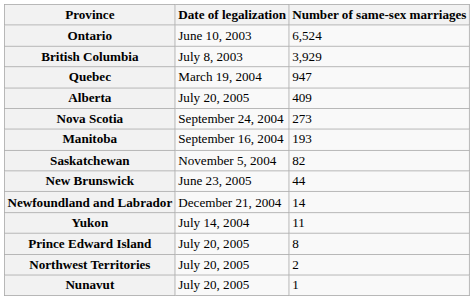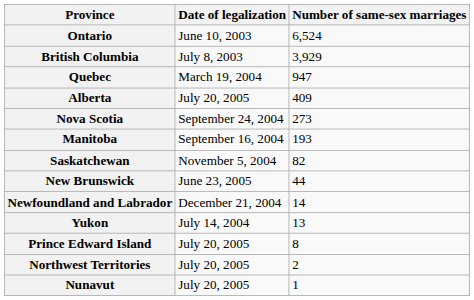(298, 222) 11 -> (299, 222) 13
